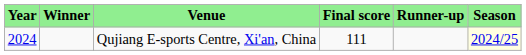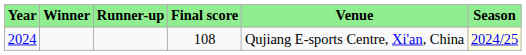columns swapped: (430, 15) <-> (206, 15)
(356, 38) 111 -> (205, 38) 108
